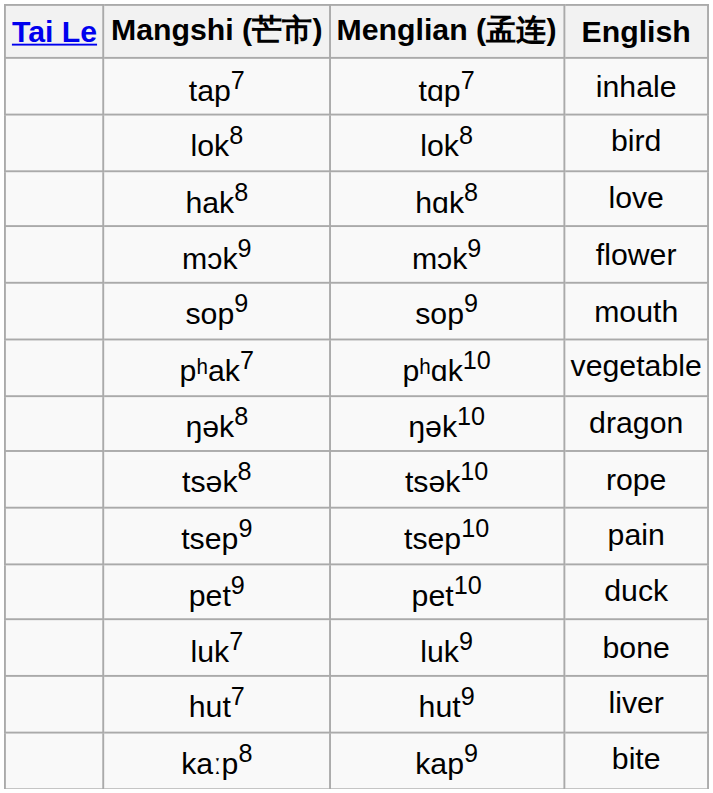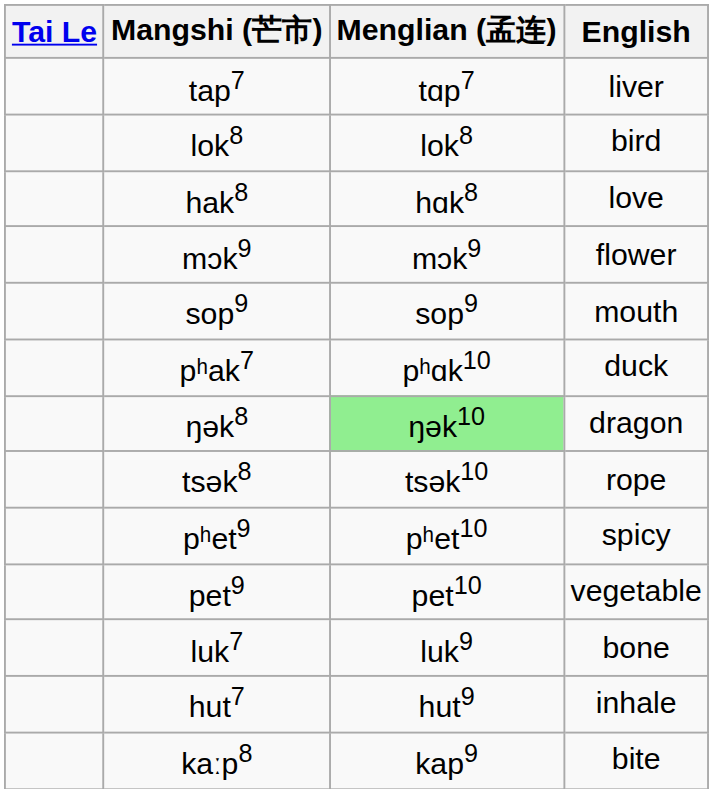(636, 86) inhale -> (636, 86) liver
(636, 366) vegetable -> (636, 366) duck
(447, 423) no background -> (447, 423) lightgreen background
- row: (217, 535)
+ row: (217, 535)
(636, 591) duck -> (636, 591) vegetable
(636, 703) liver -> (636, 703) inhale
